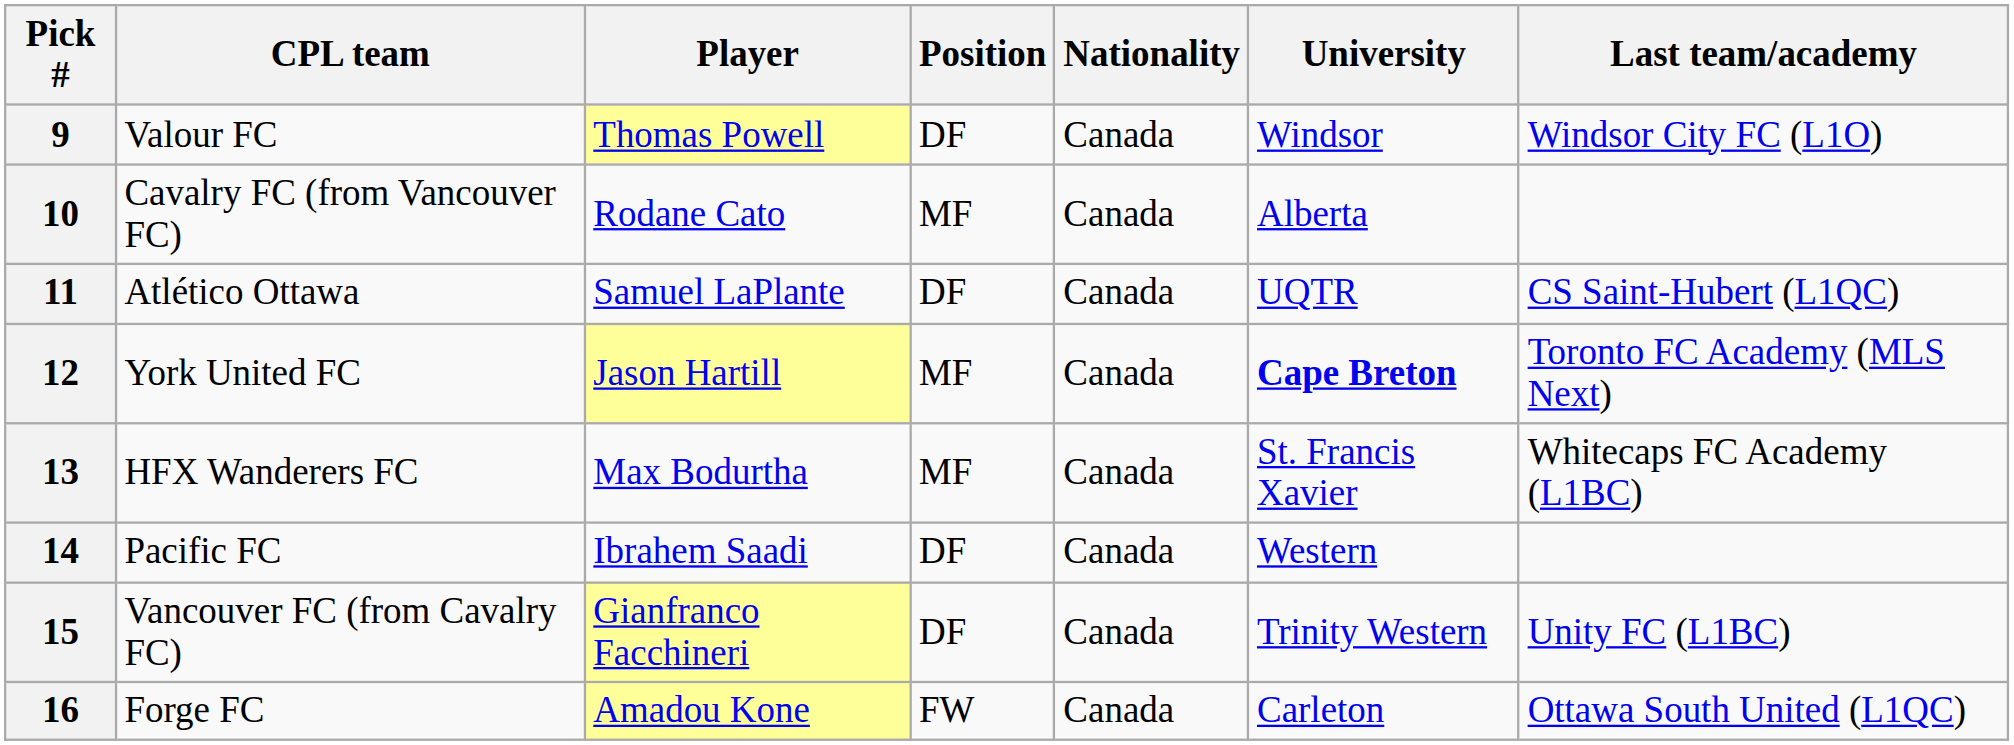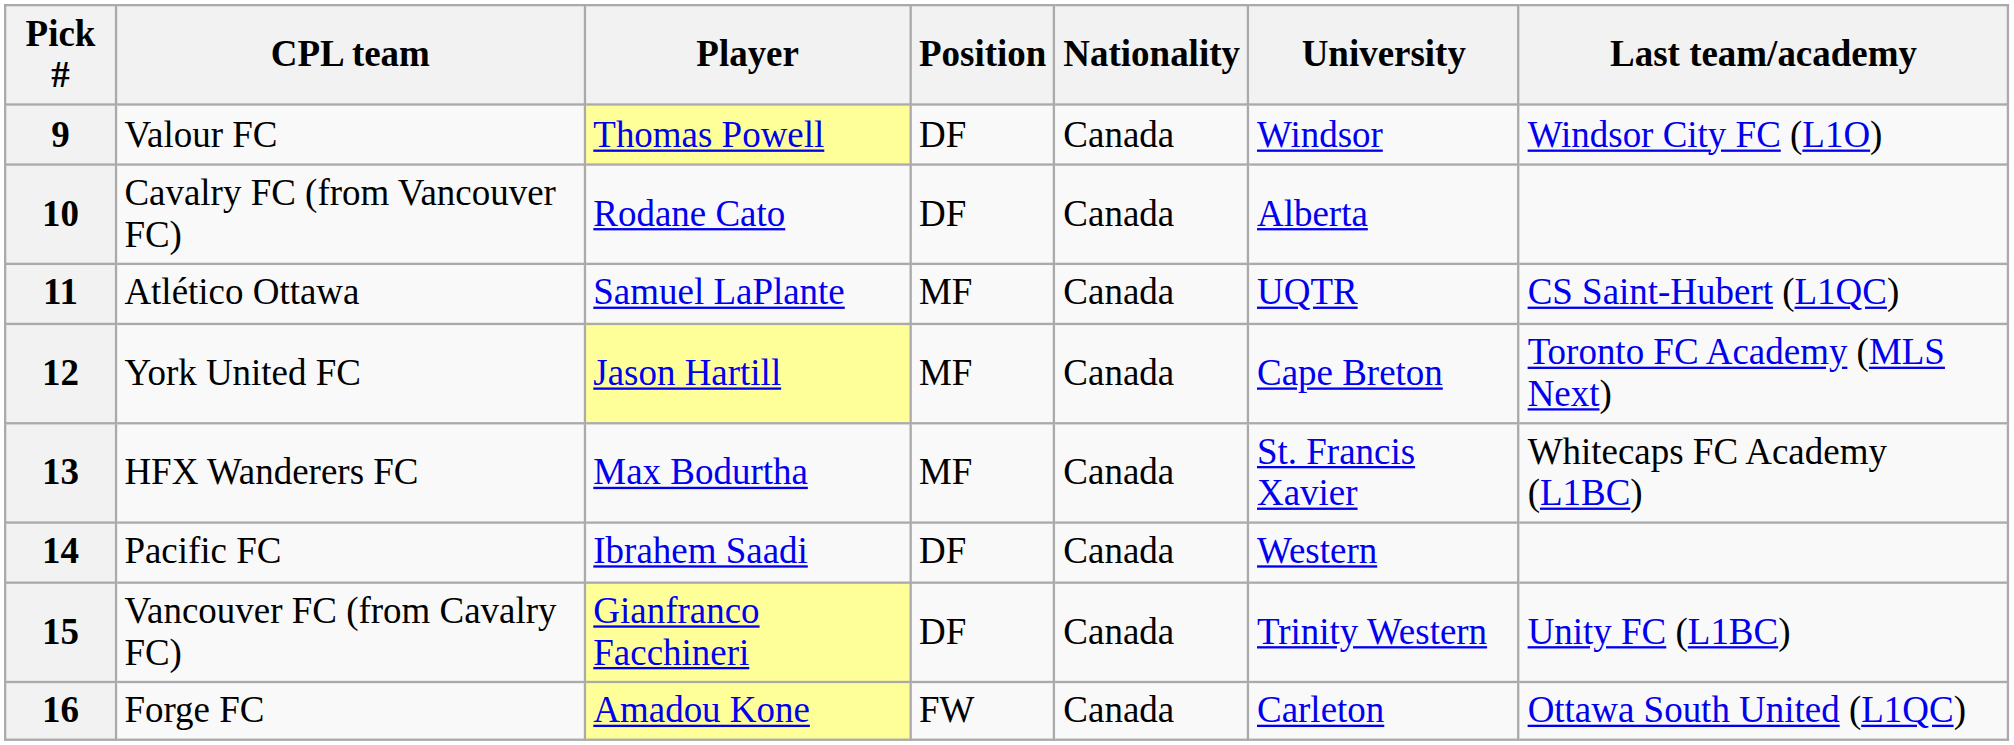(946, 213) MF -> (943, 213) DF
(943, 292) DF -> (946, 292) MF
(1357, 372) bold -> (1350, 372) normal
